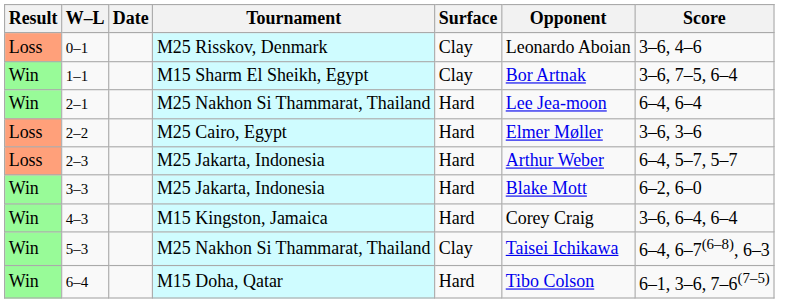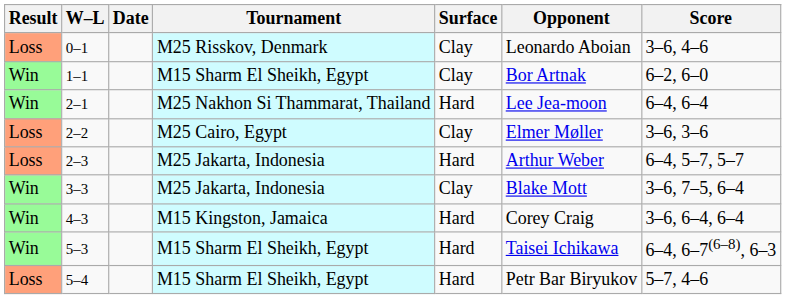(688, 75) 3–6, 7–5, 6–4 -> (677, 75) 6–2, 6–0
(457, 132) Hard -> (456, 132) Clay
(457, 189) Hard -> (456, 189) Clay
(670, 189) 6–2, 6–0 -> (695, 189) 3–6, 7–5, 6–4
(294, 248) M25 Nakhon Si Thammarat, Thailand -> (263, 248) M15 Sharm El Sheikh, Egypt
(456, 248) Clay -> (457, 248) Hard
+ row: (77, 280)
- row: (77, 282)
